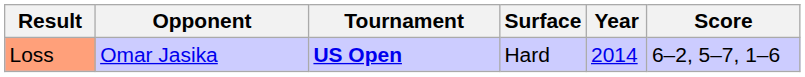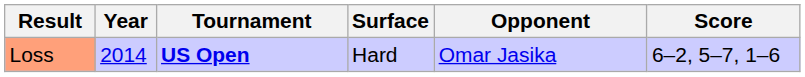columns swapped: (617, 21) <-> (202, 21)
